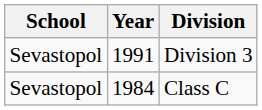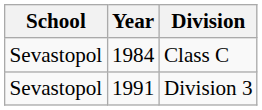rows swapped: (196, 88) <-> (208, 54)
